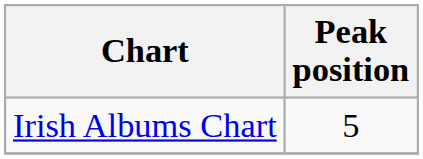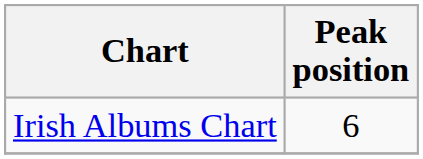(351, 125) 5 -> (351, 125) 6
